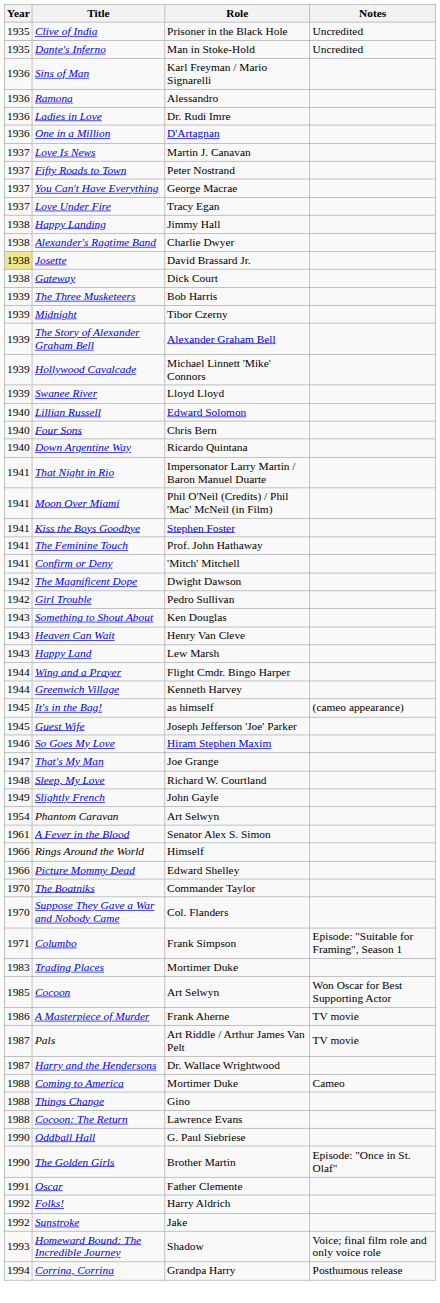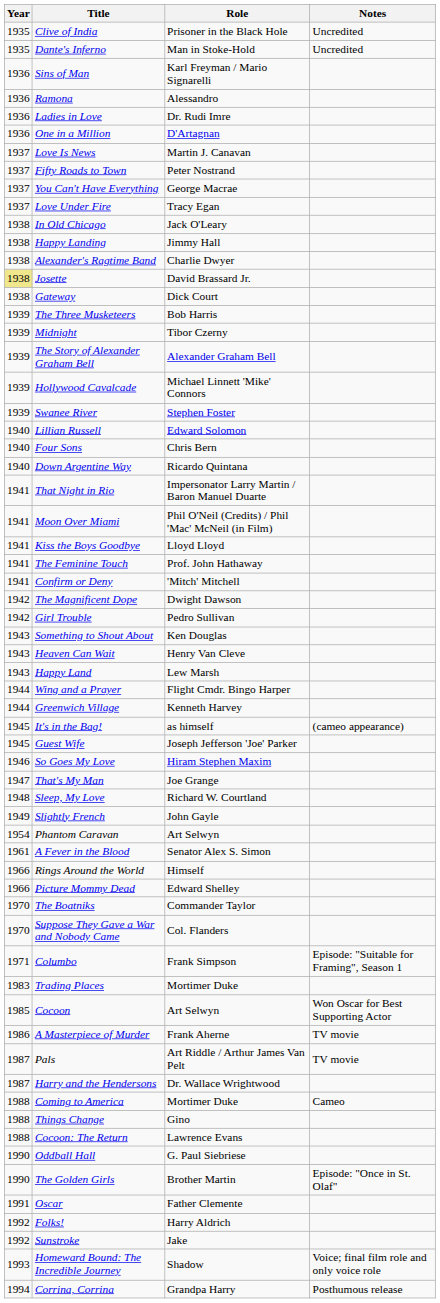+ row: (70, 224)
(196, 394) Lloyd Lloyd -> (201, 412) Stephen Foster
(201, 527) Stephen Foster -> (196, 545) Lloyd Lloyd
